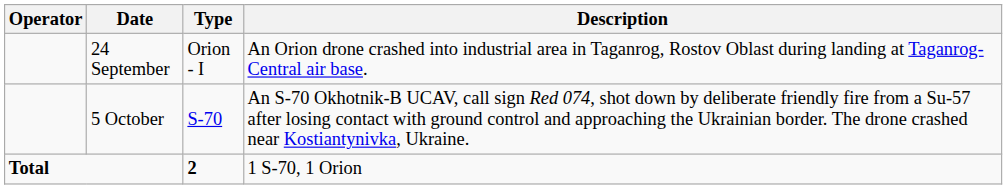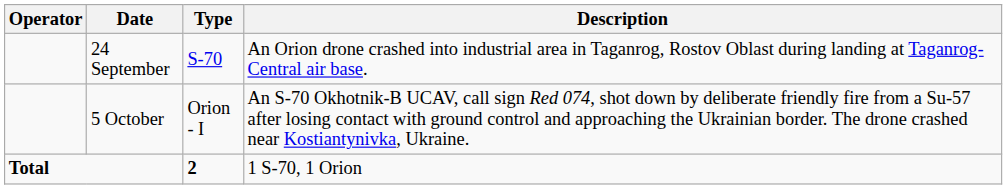(209, 58) Orion - I -> (205, 58) S-70
(205, 118) S-70 -> (209, 118) Orion - I
